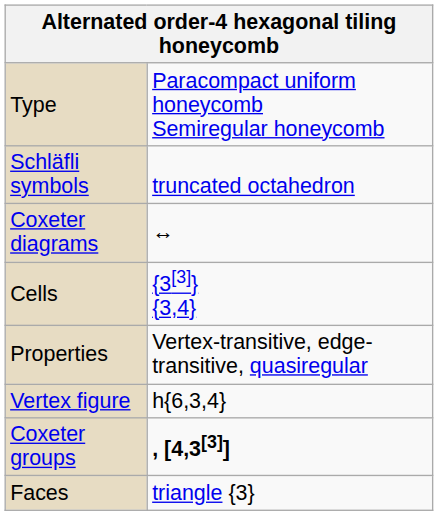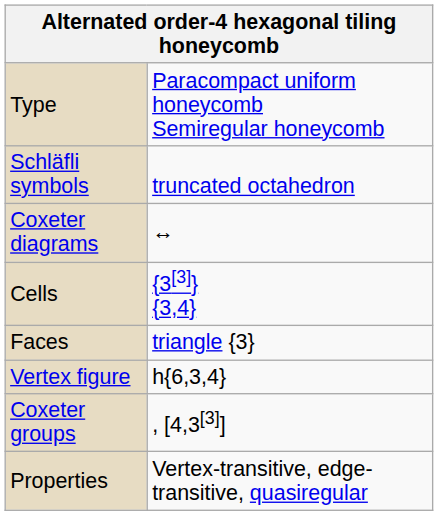rows swapped: (39, 492) <-> (59, 354)
(191, 446) bold -> (189, 422) normal
